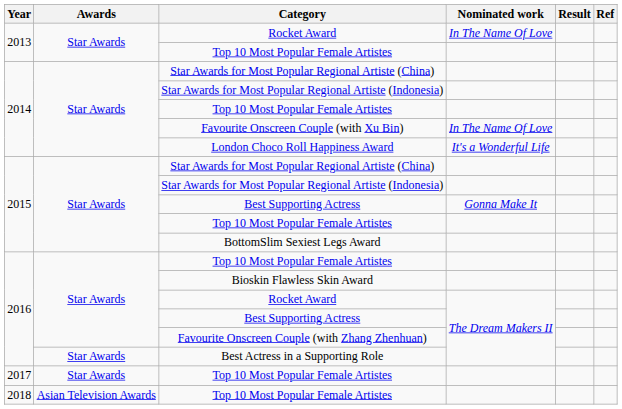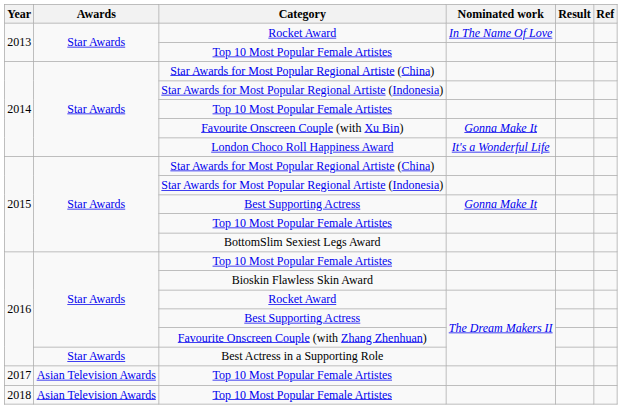(501, 128) In The Name Of Love -> (501, 128) Gonna Make It
(96, 375) Star Awards -> (96, 375) Asian Television Awards
